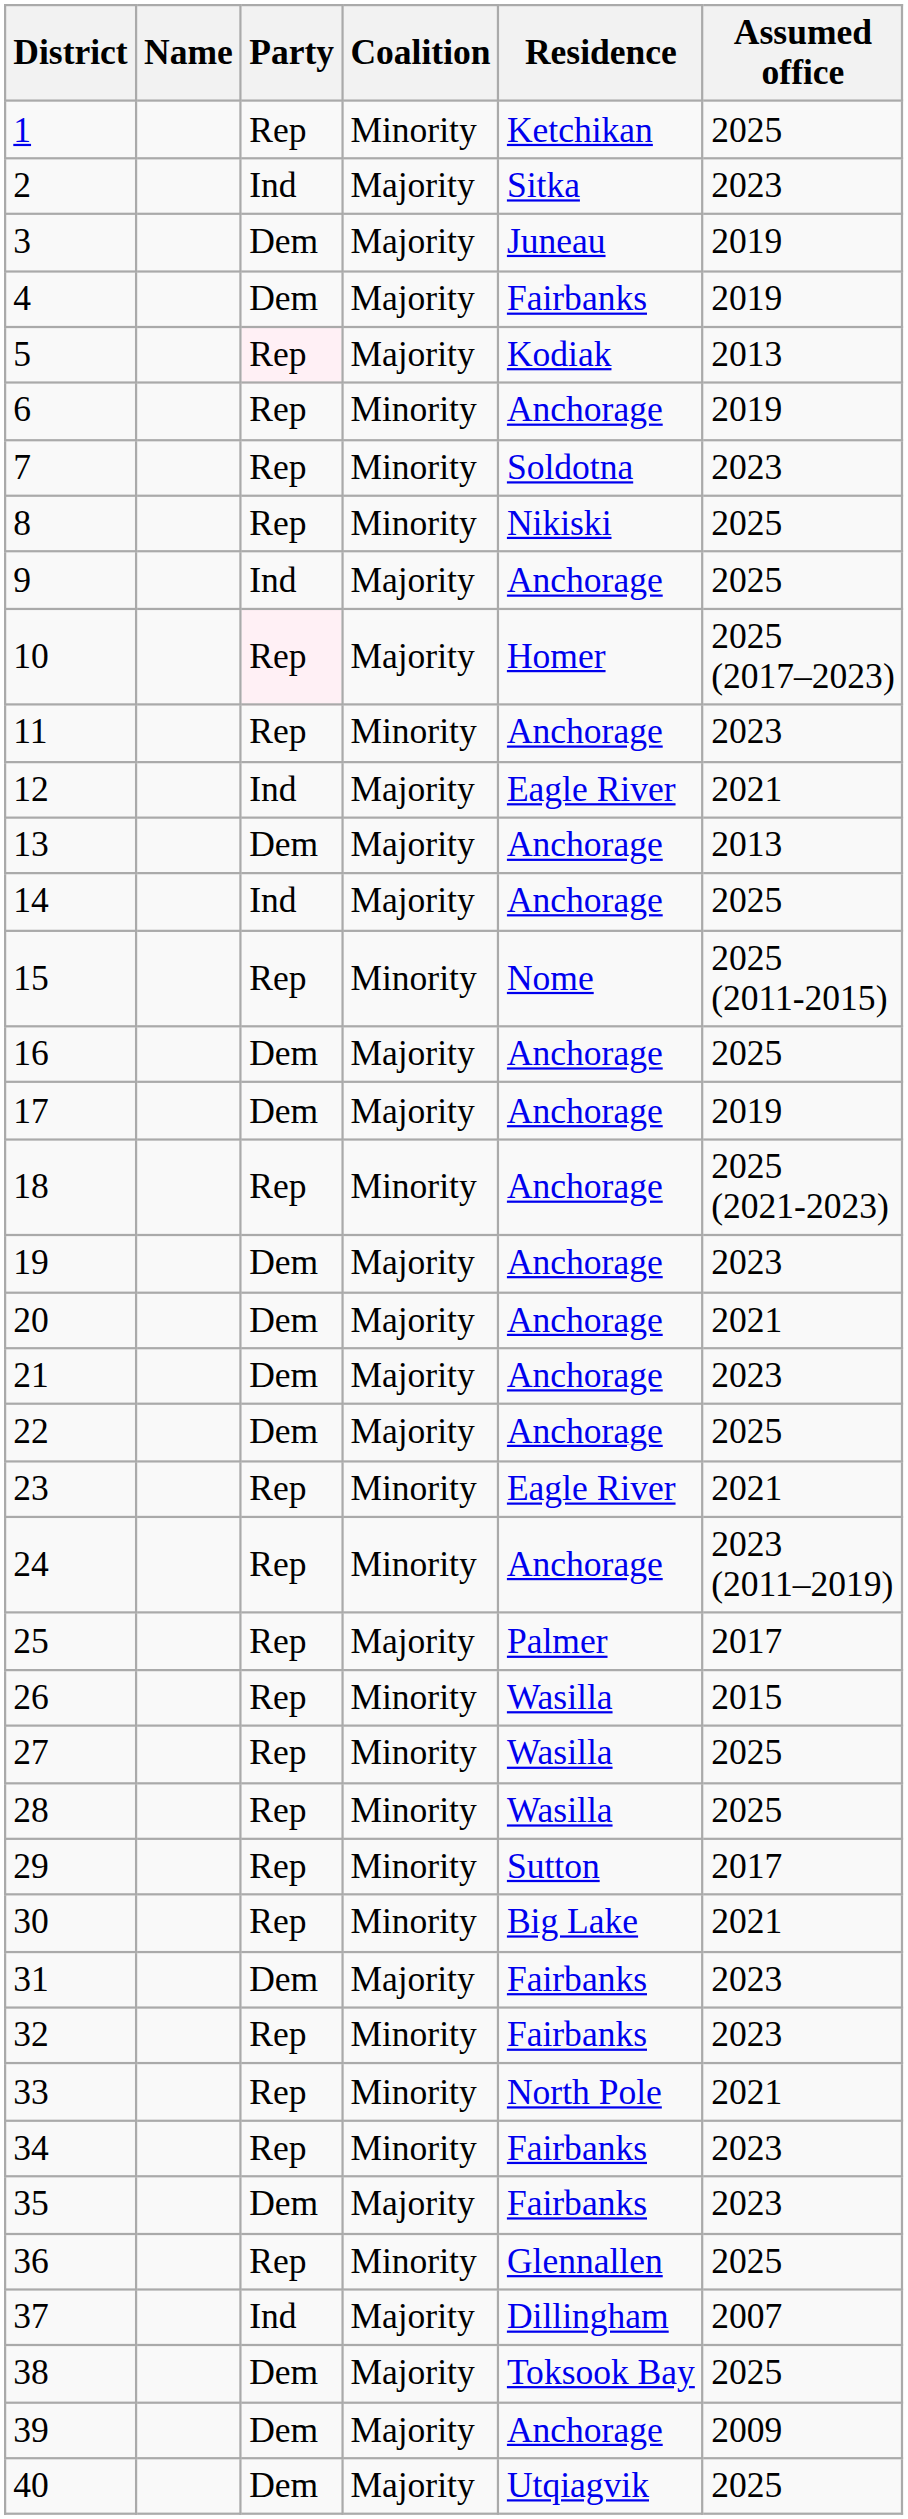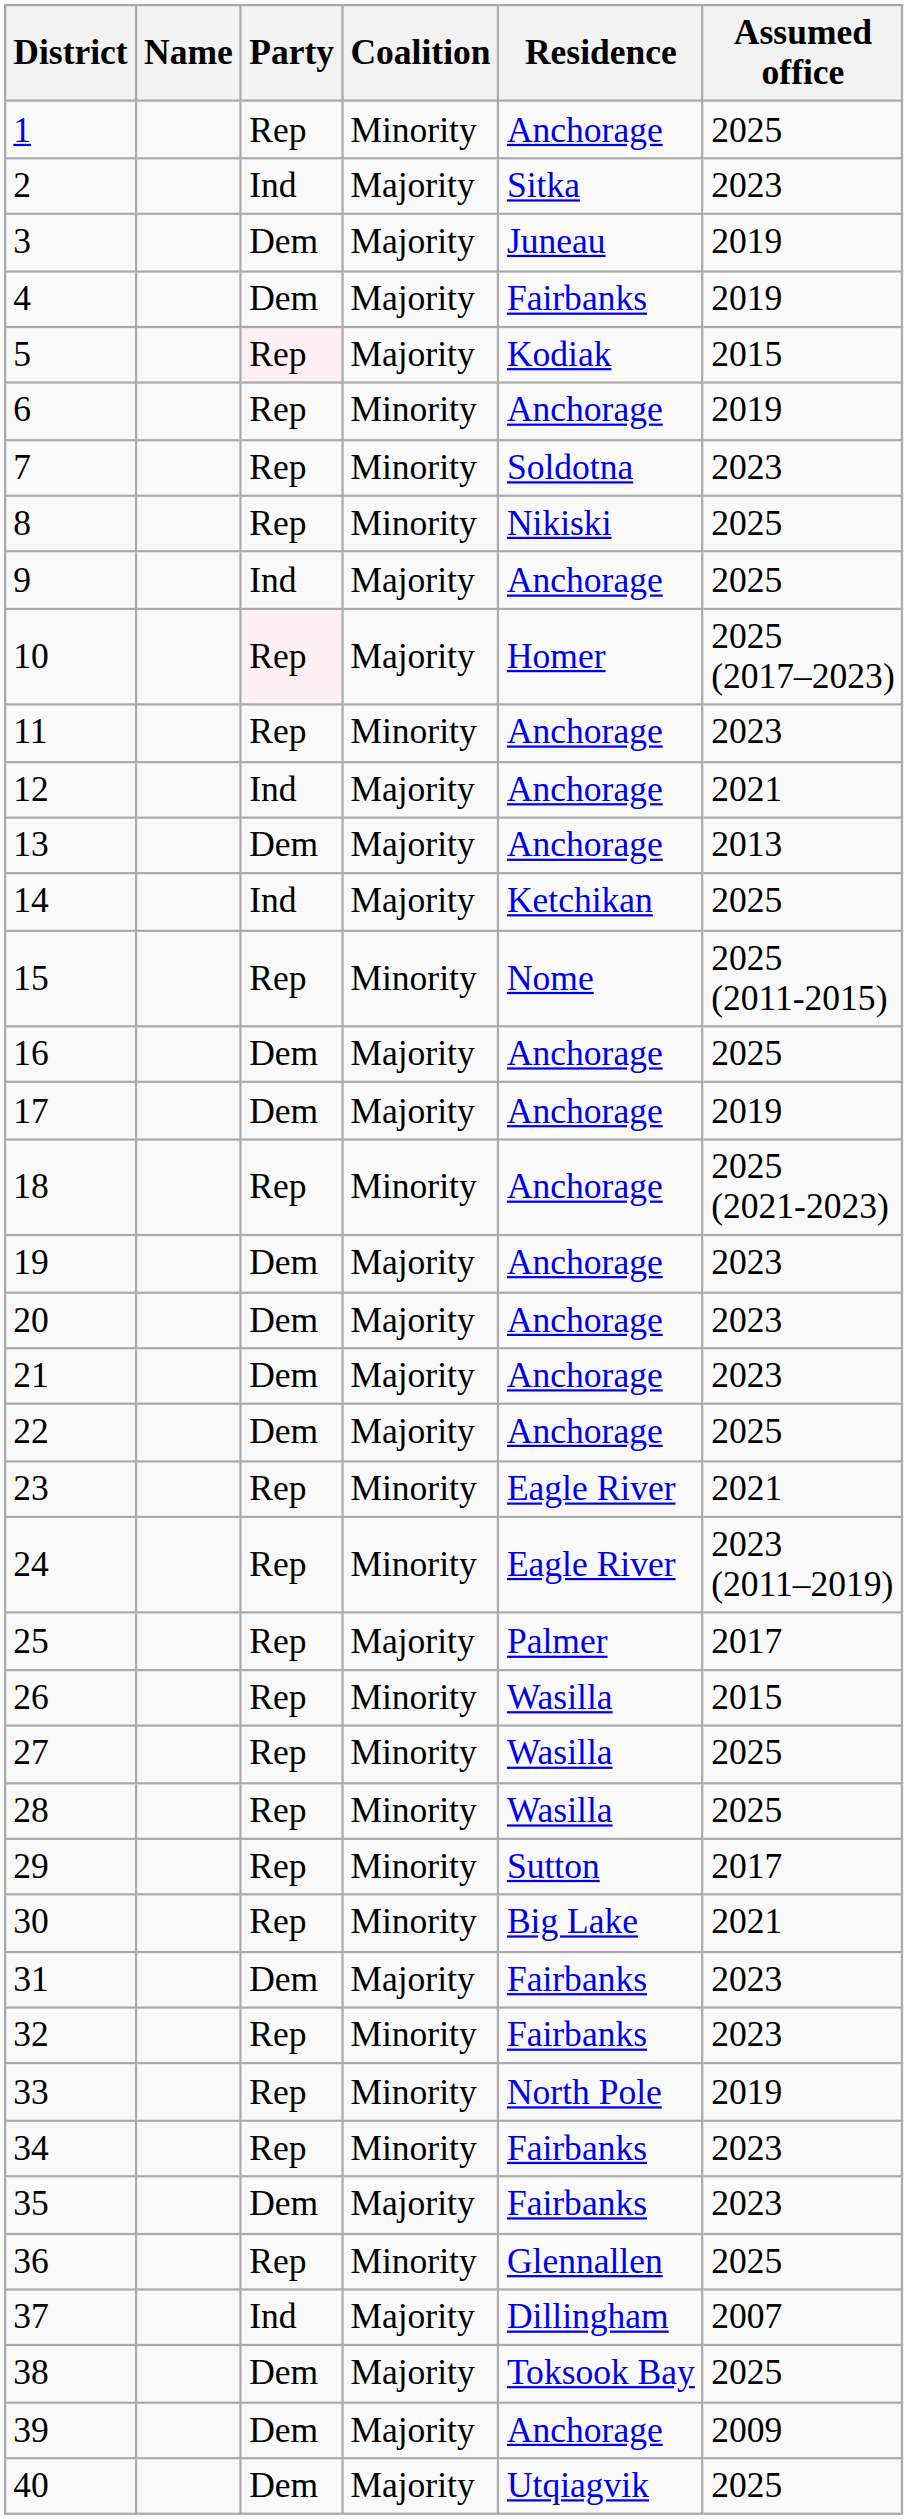(580, 128) Ketchikan -> (585, 128) Anchorage
(747, 354) 2013 -> (747, 354) 2015
(591, 788) Eagle River -> (585, 788) Anchorage
(585, 901) Anchorage -> (580, 901) Ketchikan
(747, 1319) 2021 -> (747, 1319) 2023
(585, 1564) Anchorage -> (591, 1564) Eagle River
(747, 2091) 2021 -> (747, 2091) 2019
